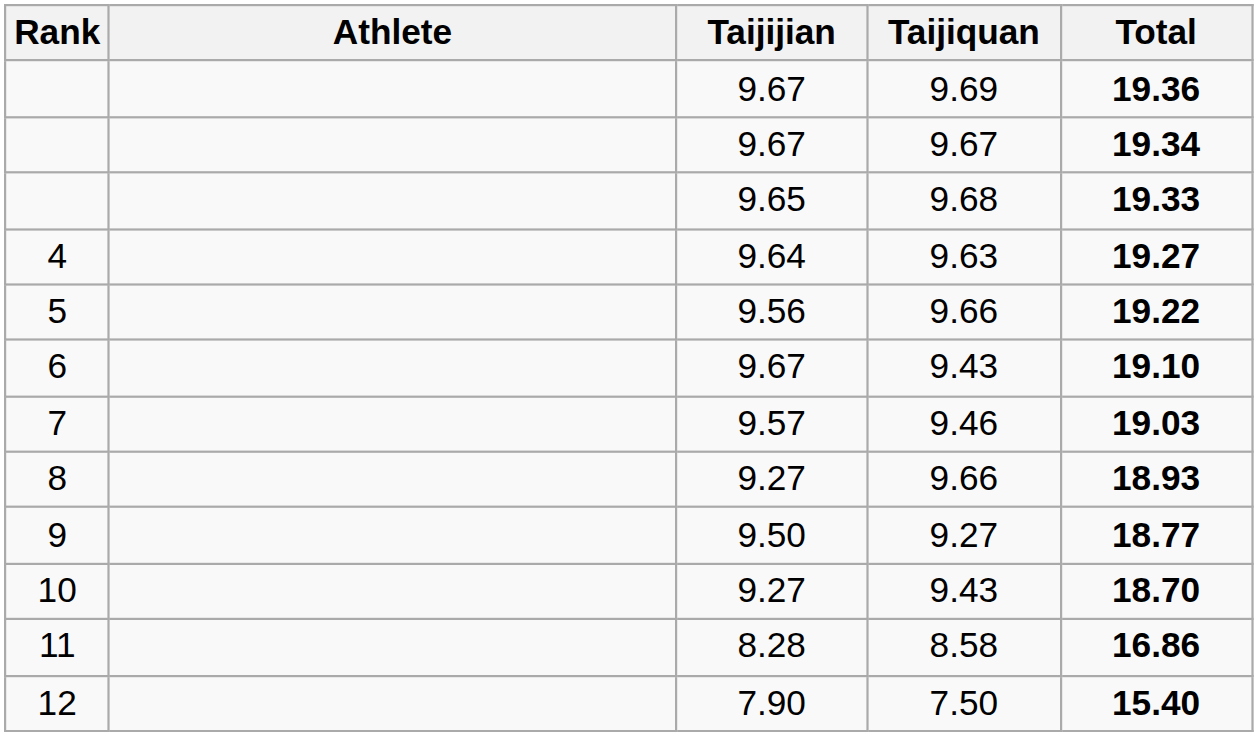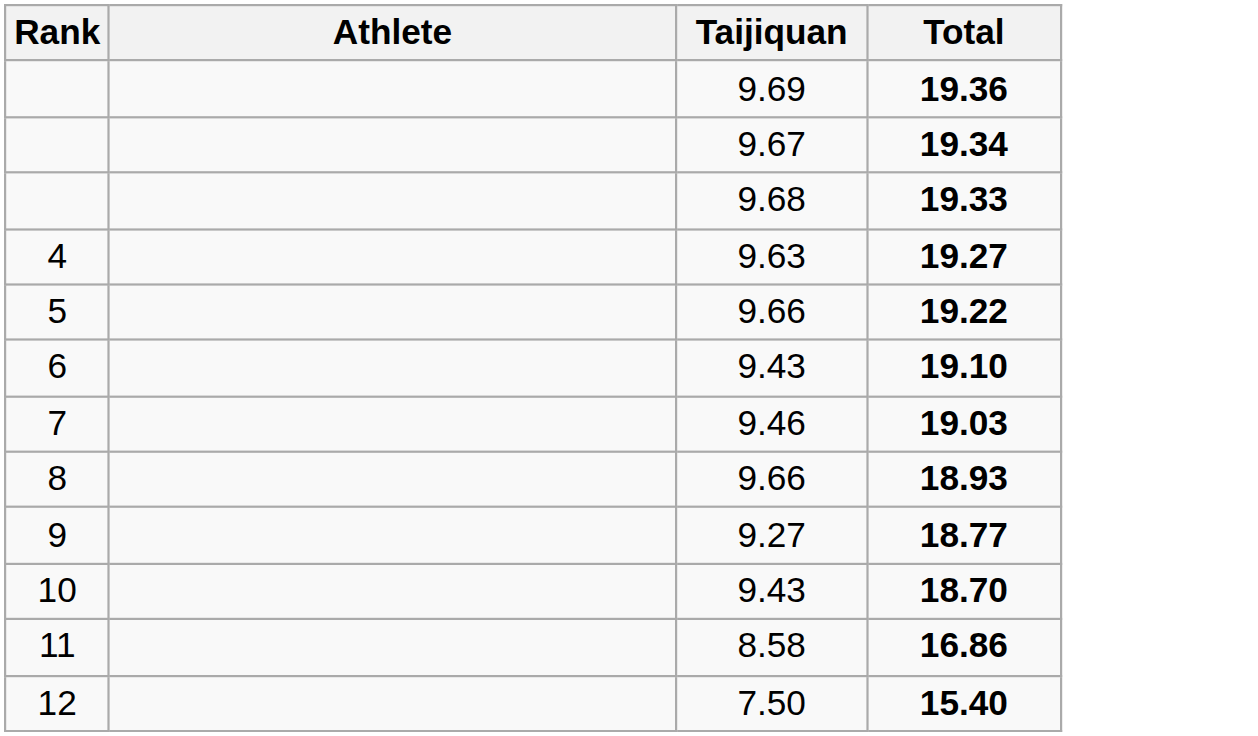- column: (772, 32)
